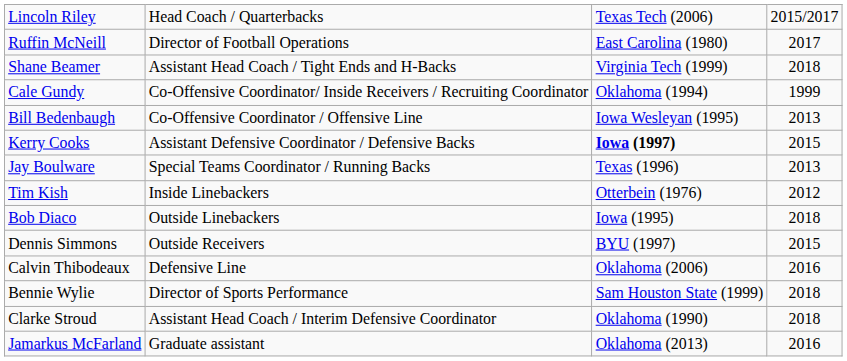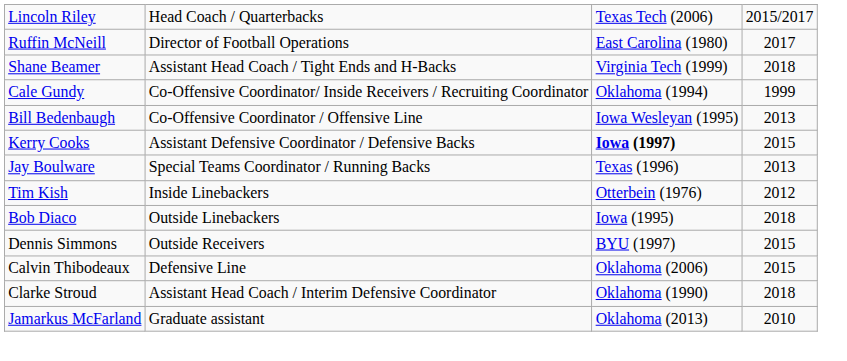(804, 268) 2016 -> (780, 268) 2015
- row: (51, 293)
(804, 343) 2016 -> (780, 318) 2010
